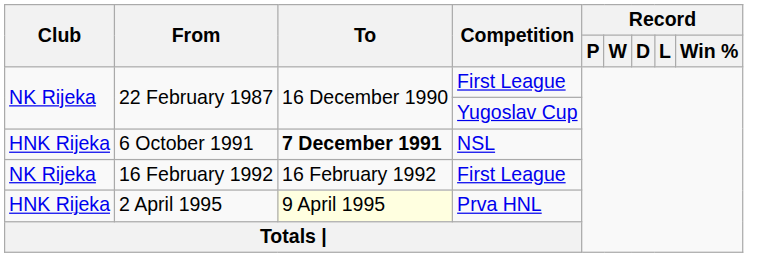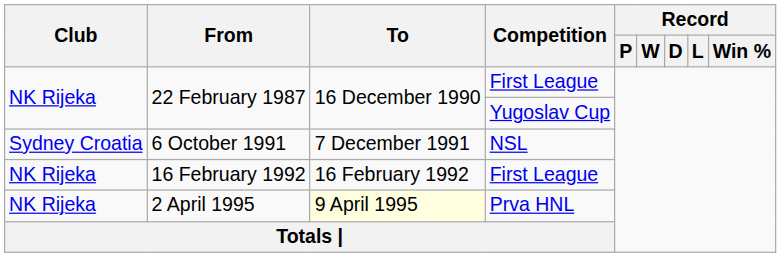(60, 143) HNK Rijeka -> (76, 143) Sydney Croatia
(362, 143) bold -> (392, 143) normal
(60, 205) HNK Rijeka -> (53, 205) NK Rijeka
